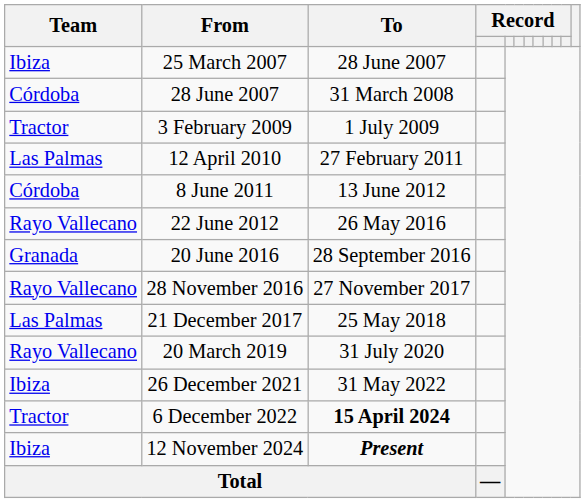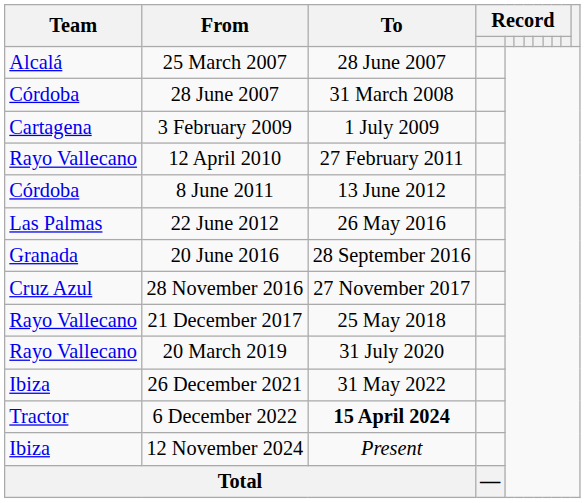(30, 62) Ibiza -> (36, 62) Alcalá
(39, 126) Tractor -> (51, 126) Cartagena
(56, 158) Las Palmas -> (73, 158) Rayo Vallecano
(73, 223) Rayo Vallecano -> (56, 223) Las Palmas
(73, 287) Rayo Vallecano -> (51, 287) Cruz Azul
(56, 320) Las Palmas -> (73, 320) Rayo Vallecano
(392, 448) bold -> (392, 448) normal
